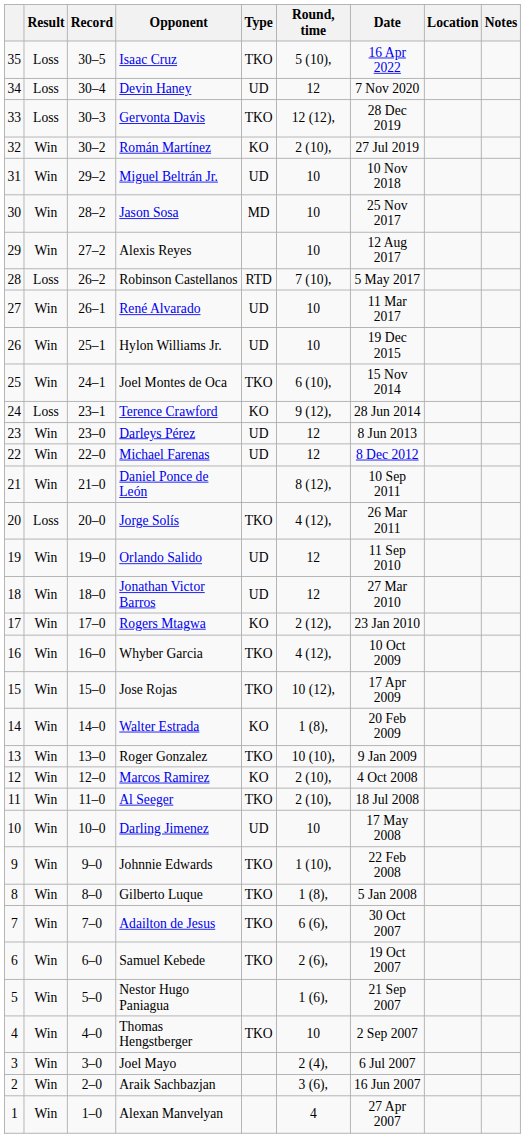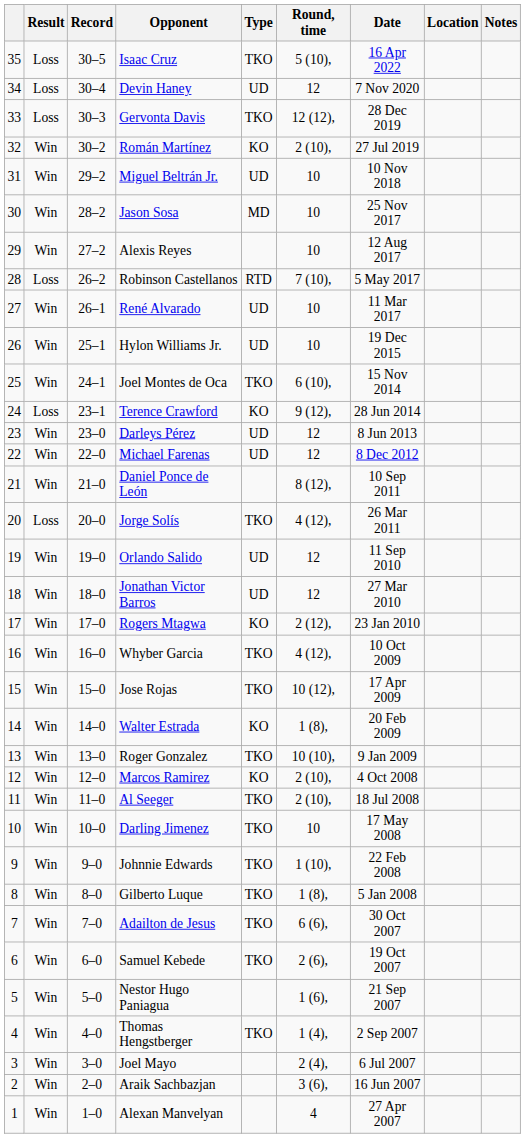(259, 828) UD -> (259, 828) TKO
(313, 1034) 10 -> (313, 1034) 1 (4),
